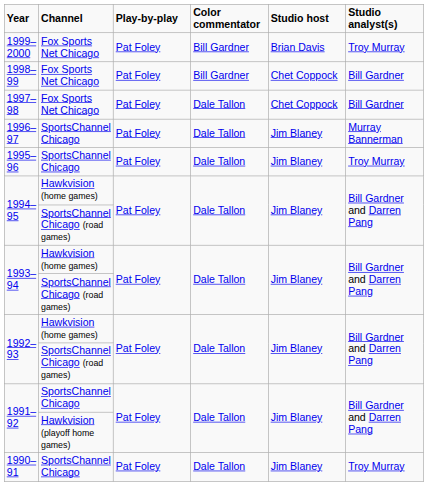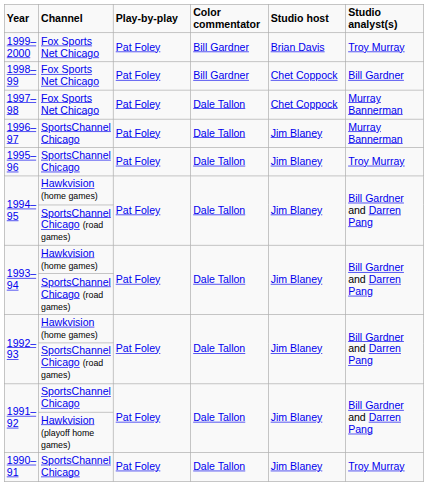(376, 104) Bill Gardner -> (375, 104) Murray Bannerman
